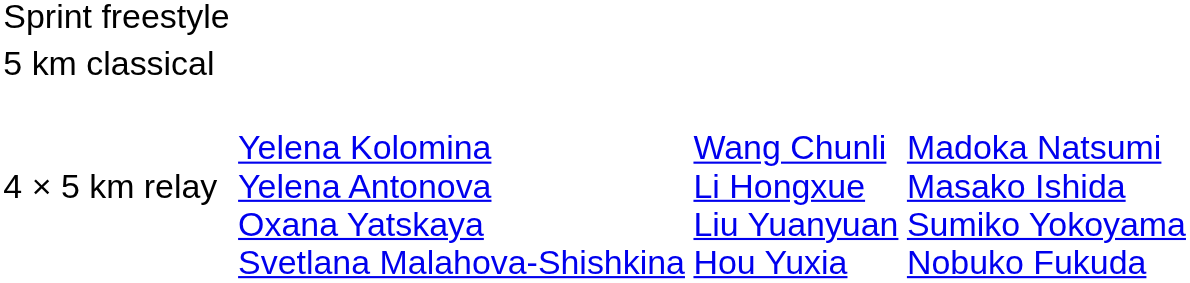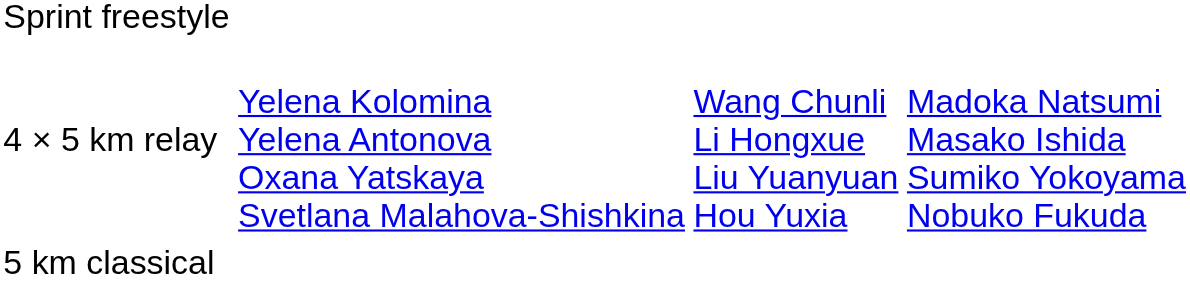rows swapped: (109, 63) <-> (110, 186)
